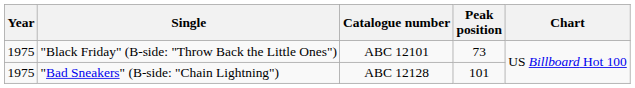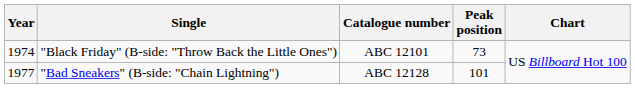(21, 51) 1975 -> (21, 51) 1974
(21, 72) 1975 -> (21, 72) 1977
